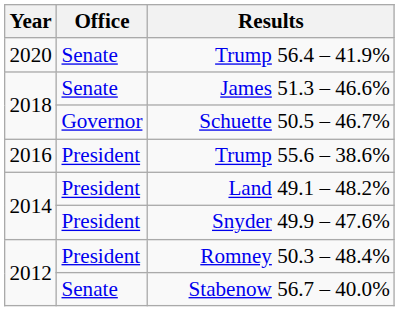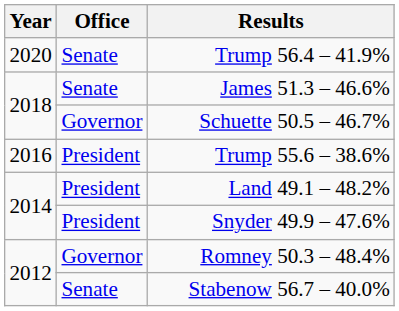(101, 255) President -> (102, 255) Governor
